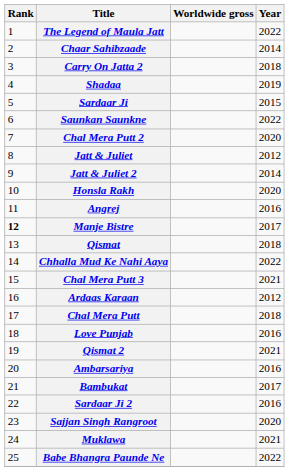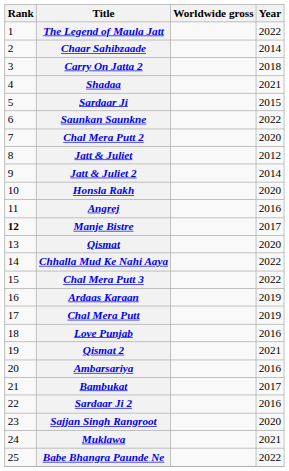(270, 84) 2019 -> (270, 84) 2021
(270, 244) 2018 -> (270, 244) 2020
(270, 279) 2021 -> (270, 279) 2022
(270, 297) 2012 -> (270, 297) 2019
(270, 315) 2018 -> (270, 315) 2019
